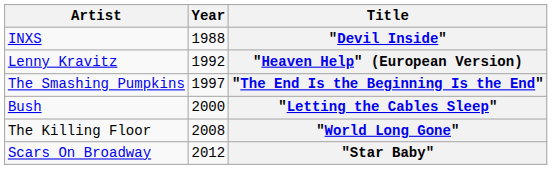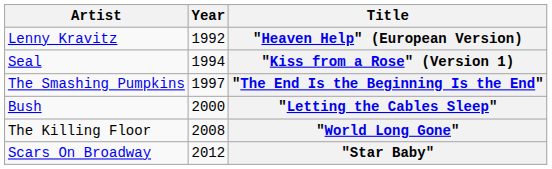- row: (388, 39)
+ row: (388, 62)
